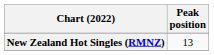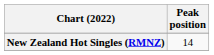(188, 42) 13 -> (188, 42) 14
